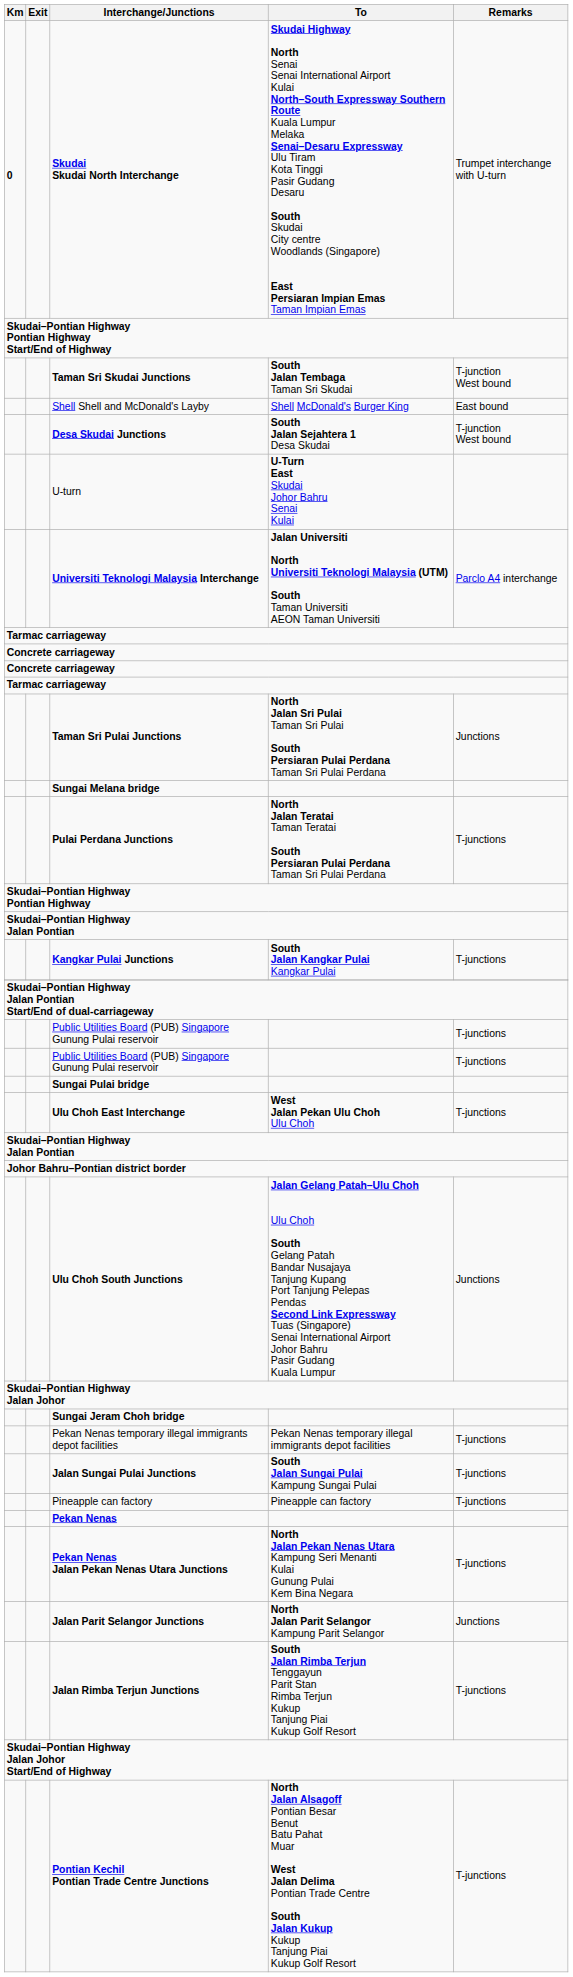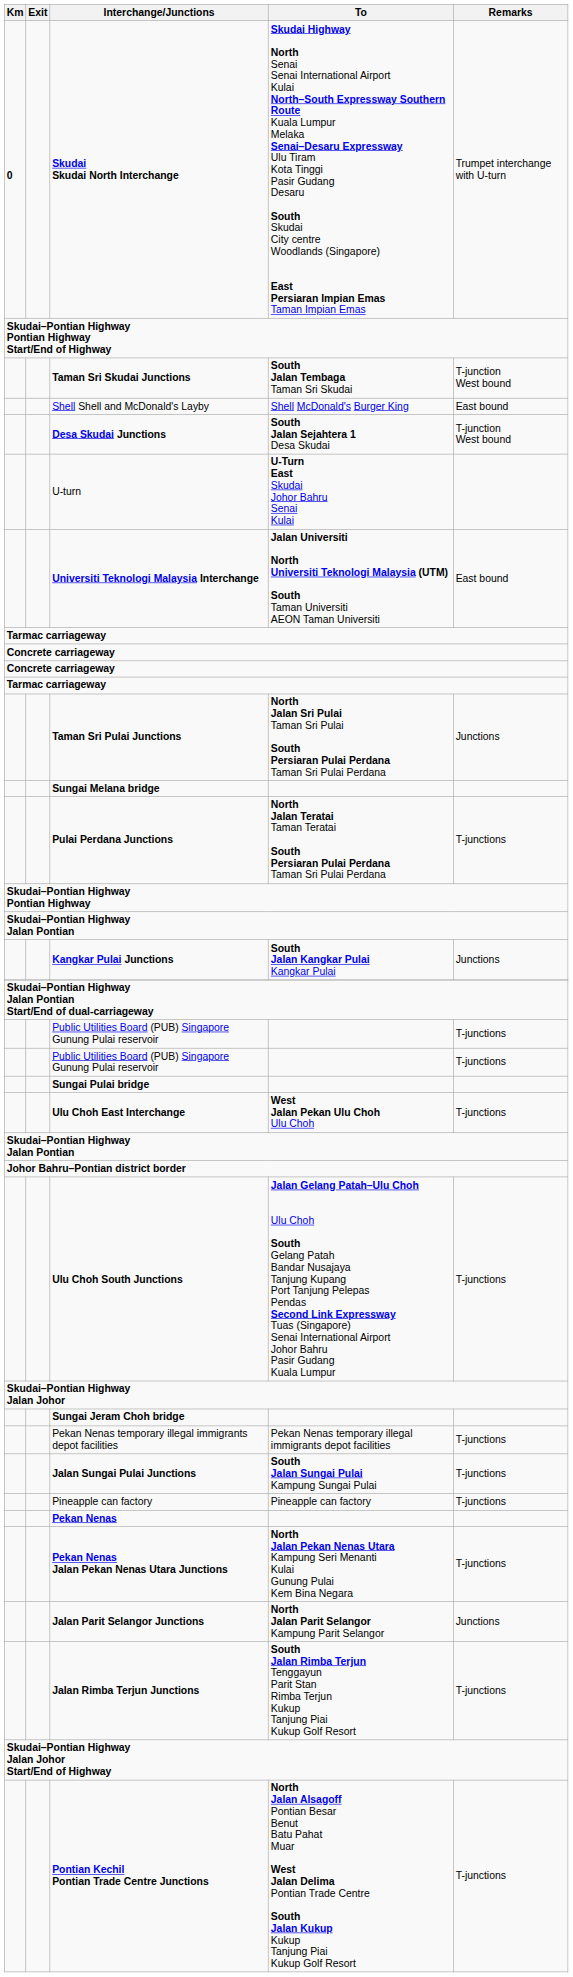(507, 578) Parclo A4 interchange -> (482, 578) East bound
(481, 960) T-junctions -> (478, 960) Junctions
(478, 1279) Junctions -> (481, 1279) T-junctions
